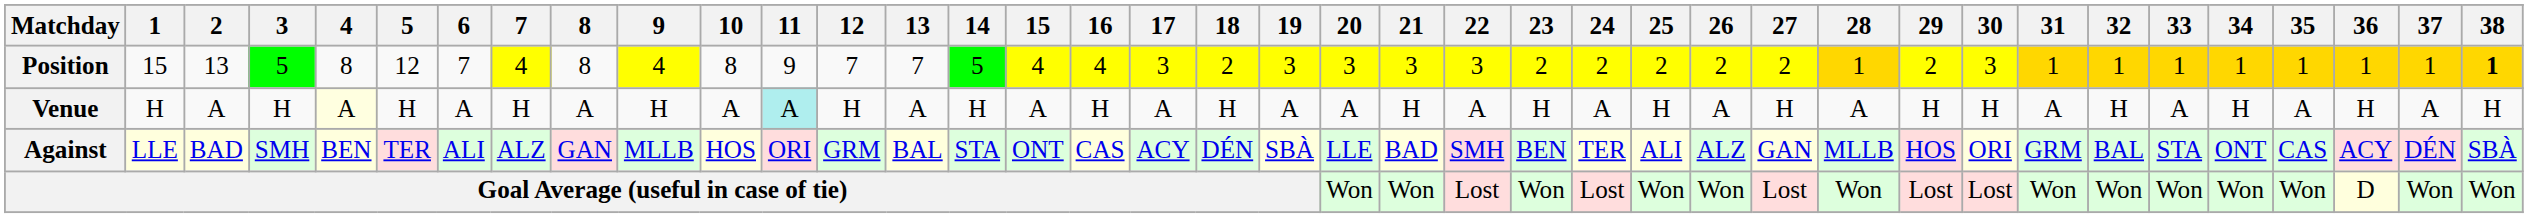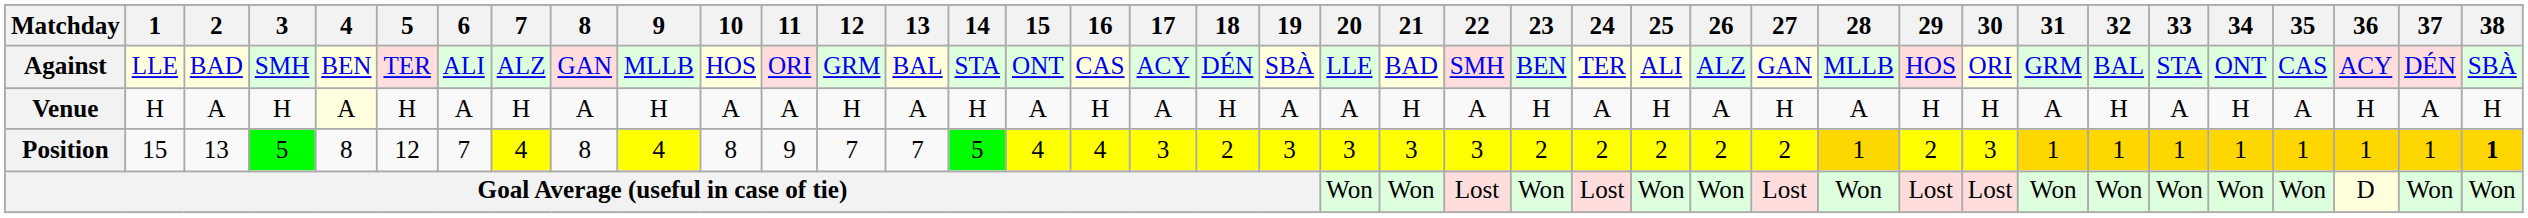rows swapped: (65, 149) <-> (65, 66)
(790, 107) paleturquoise background -> (790, 107) no background
